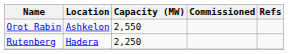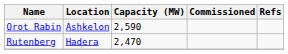(128, 27) 2,550 -> (128, 27) 2,590
(128, 41) 2,250 -> (128, 41) 2,470
